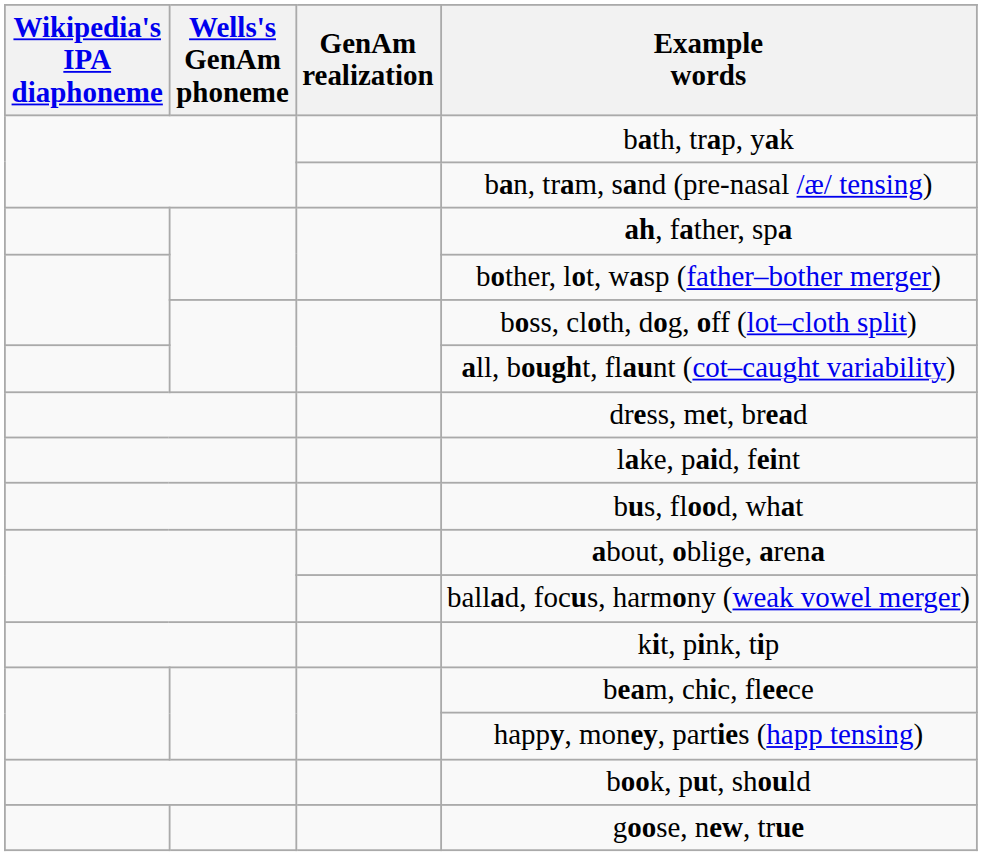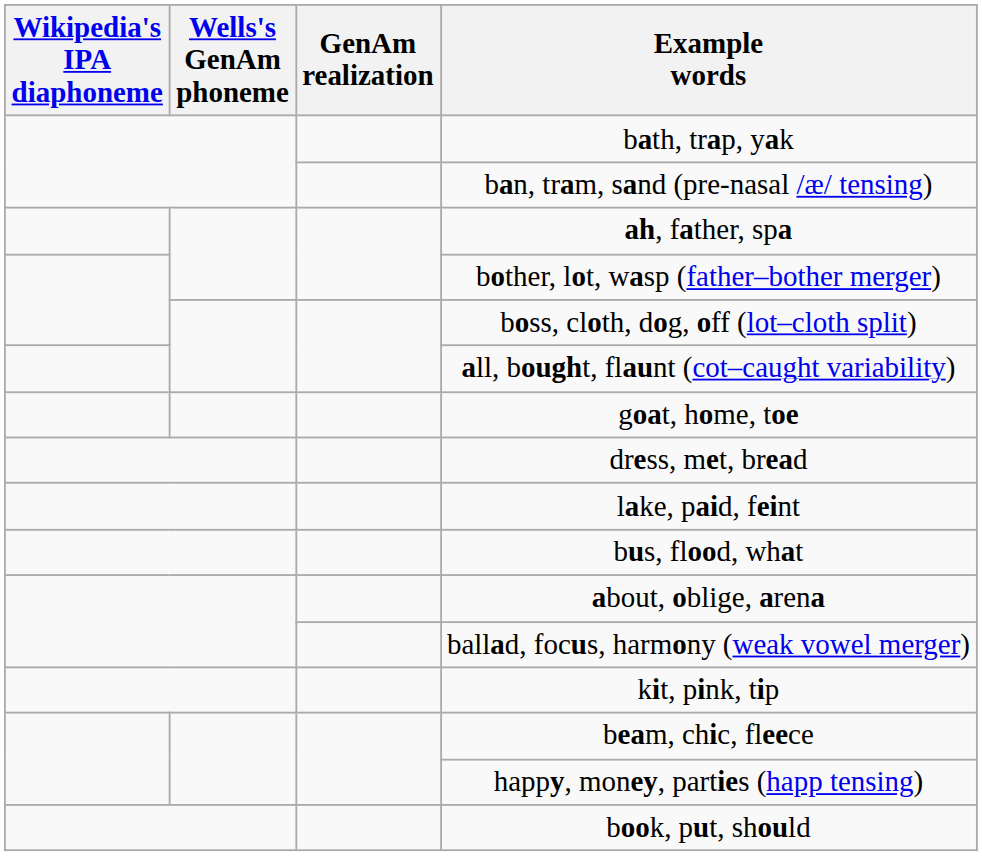+ row: (708, 414)
- row: (708, 827)
